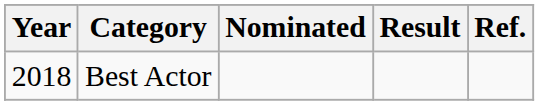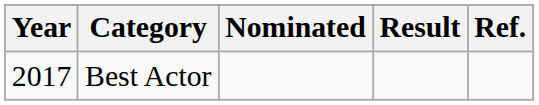(42, 75) 2018 -> (42, 75) 2017
